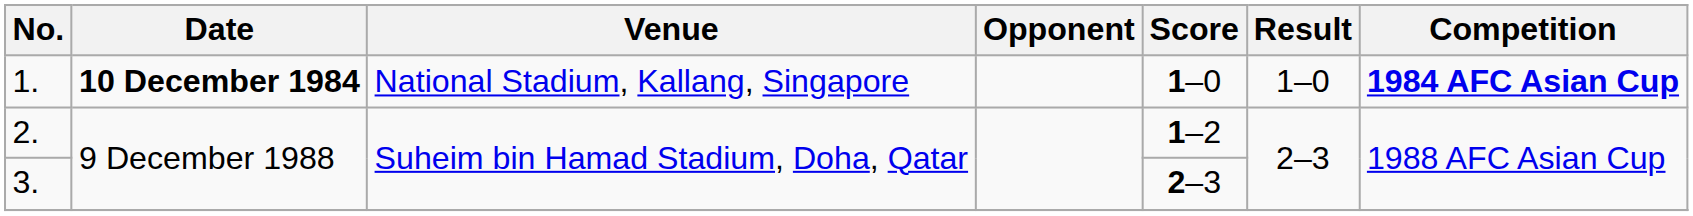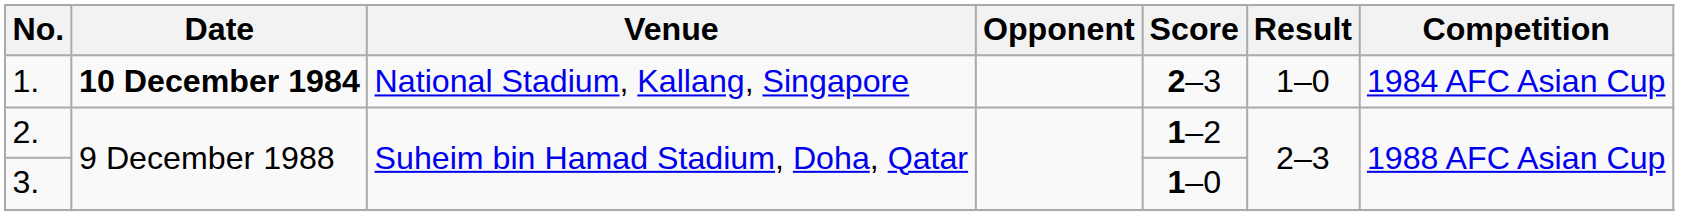(1194, 81) 1–0 -> (1194, 81) 2–3
(1523, 81) bold -> (1516, 81) normal
(1194, 183) 2–3 -> (1194, 183) 1–0
